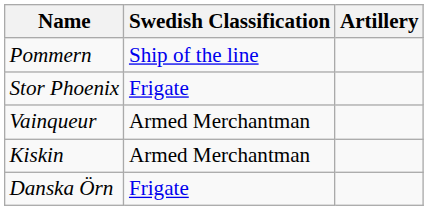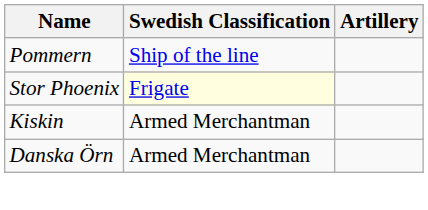(159, 88) no background -> (159, 88) lightyellow background
- row: (53, 121)
(159, 188) Frigate -> (220, 155) Armed Merchantman
